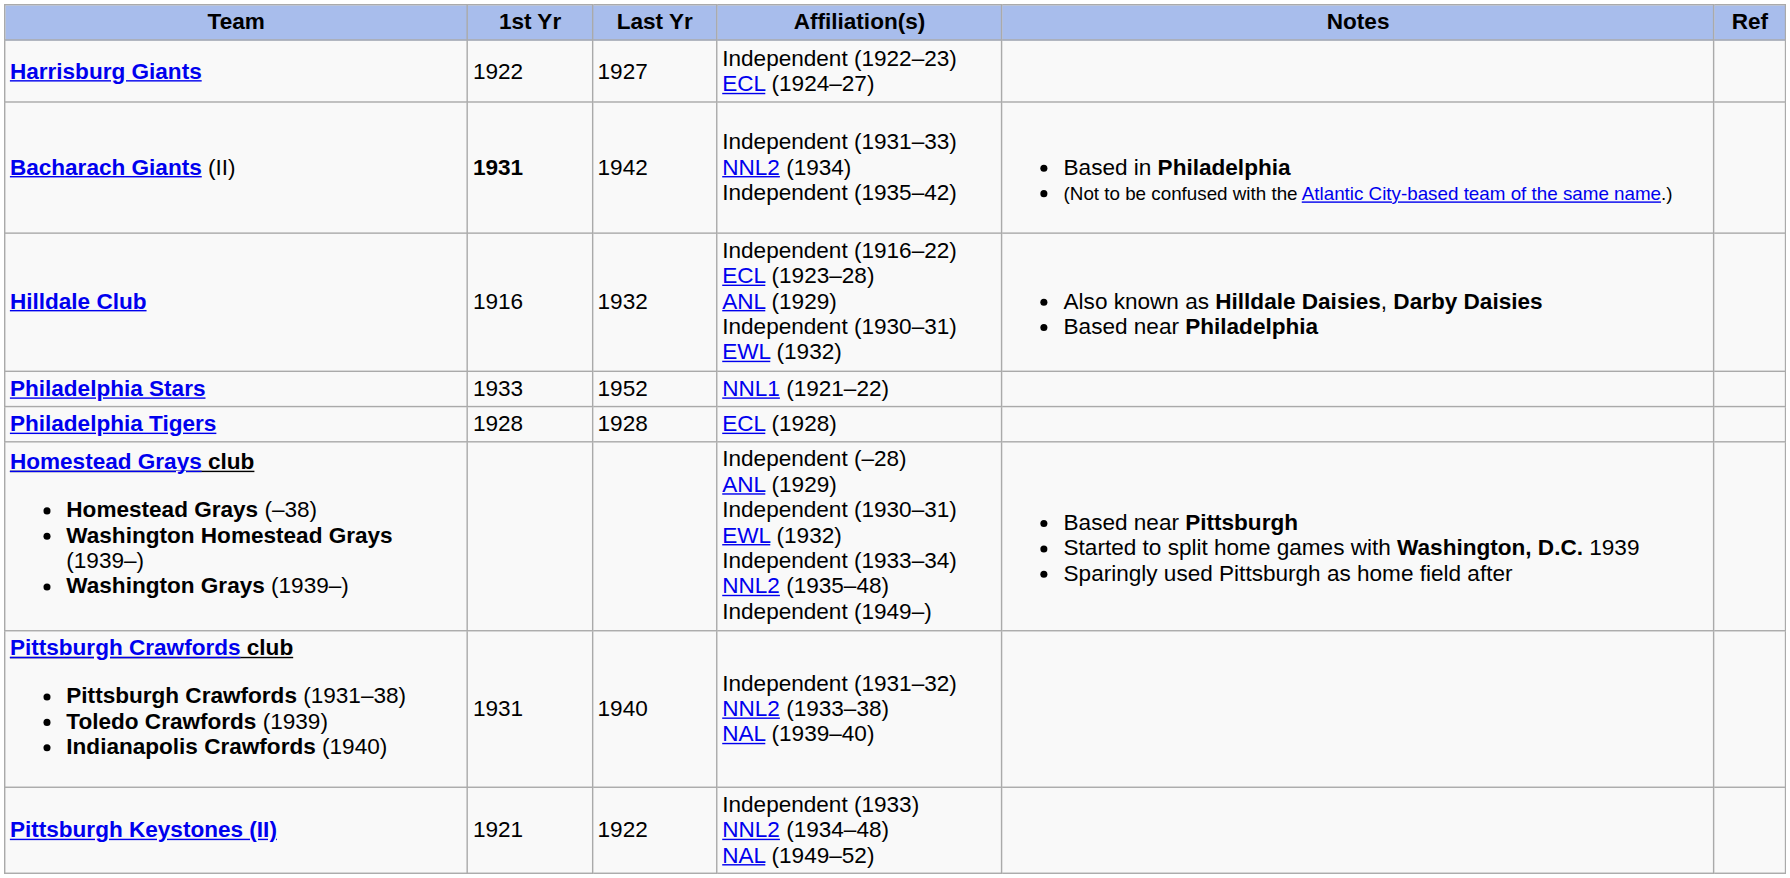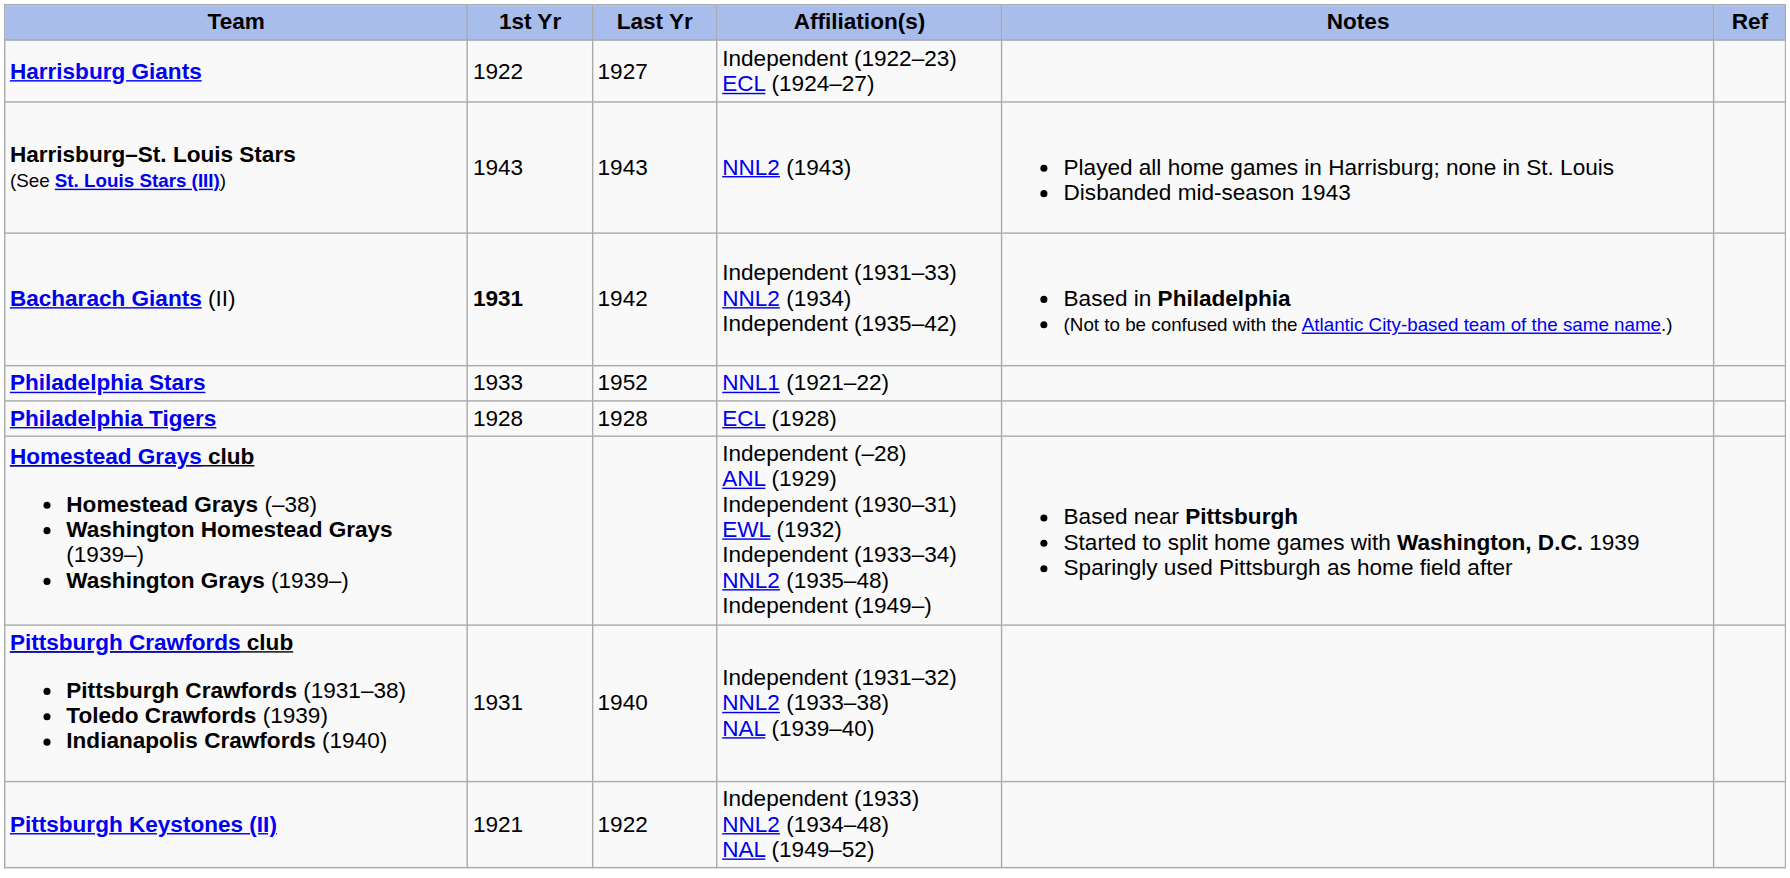+ row: (153, 167)
- row: (78, 301)
